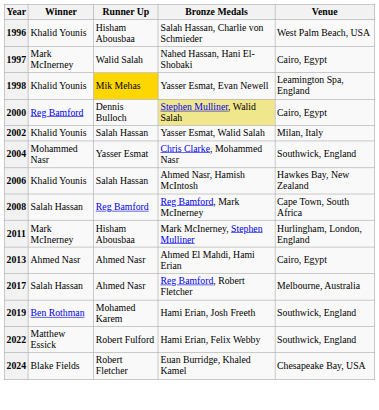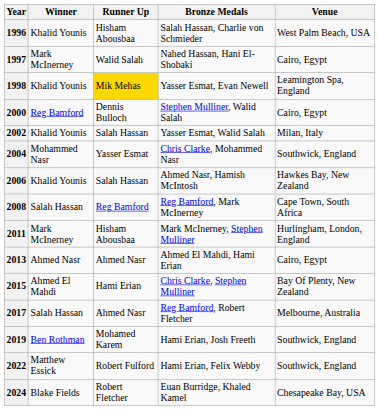(208, 112) khaki background -> (208, 112) no background
+ row: (16, 286)
